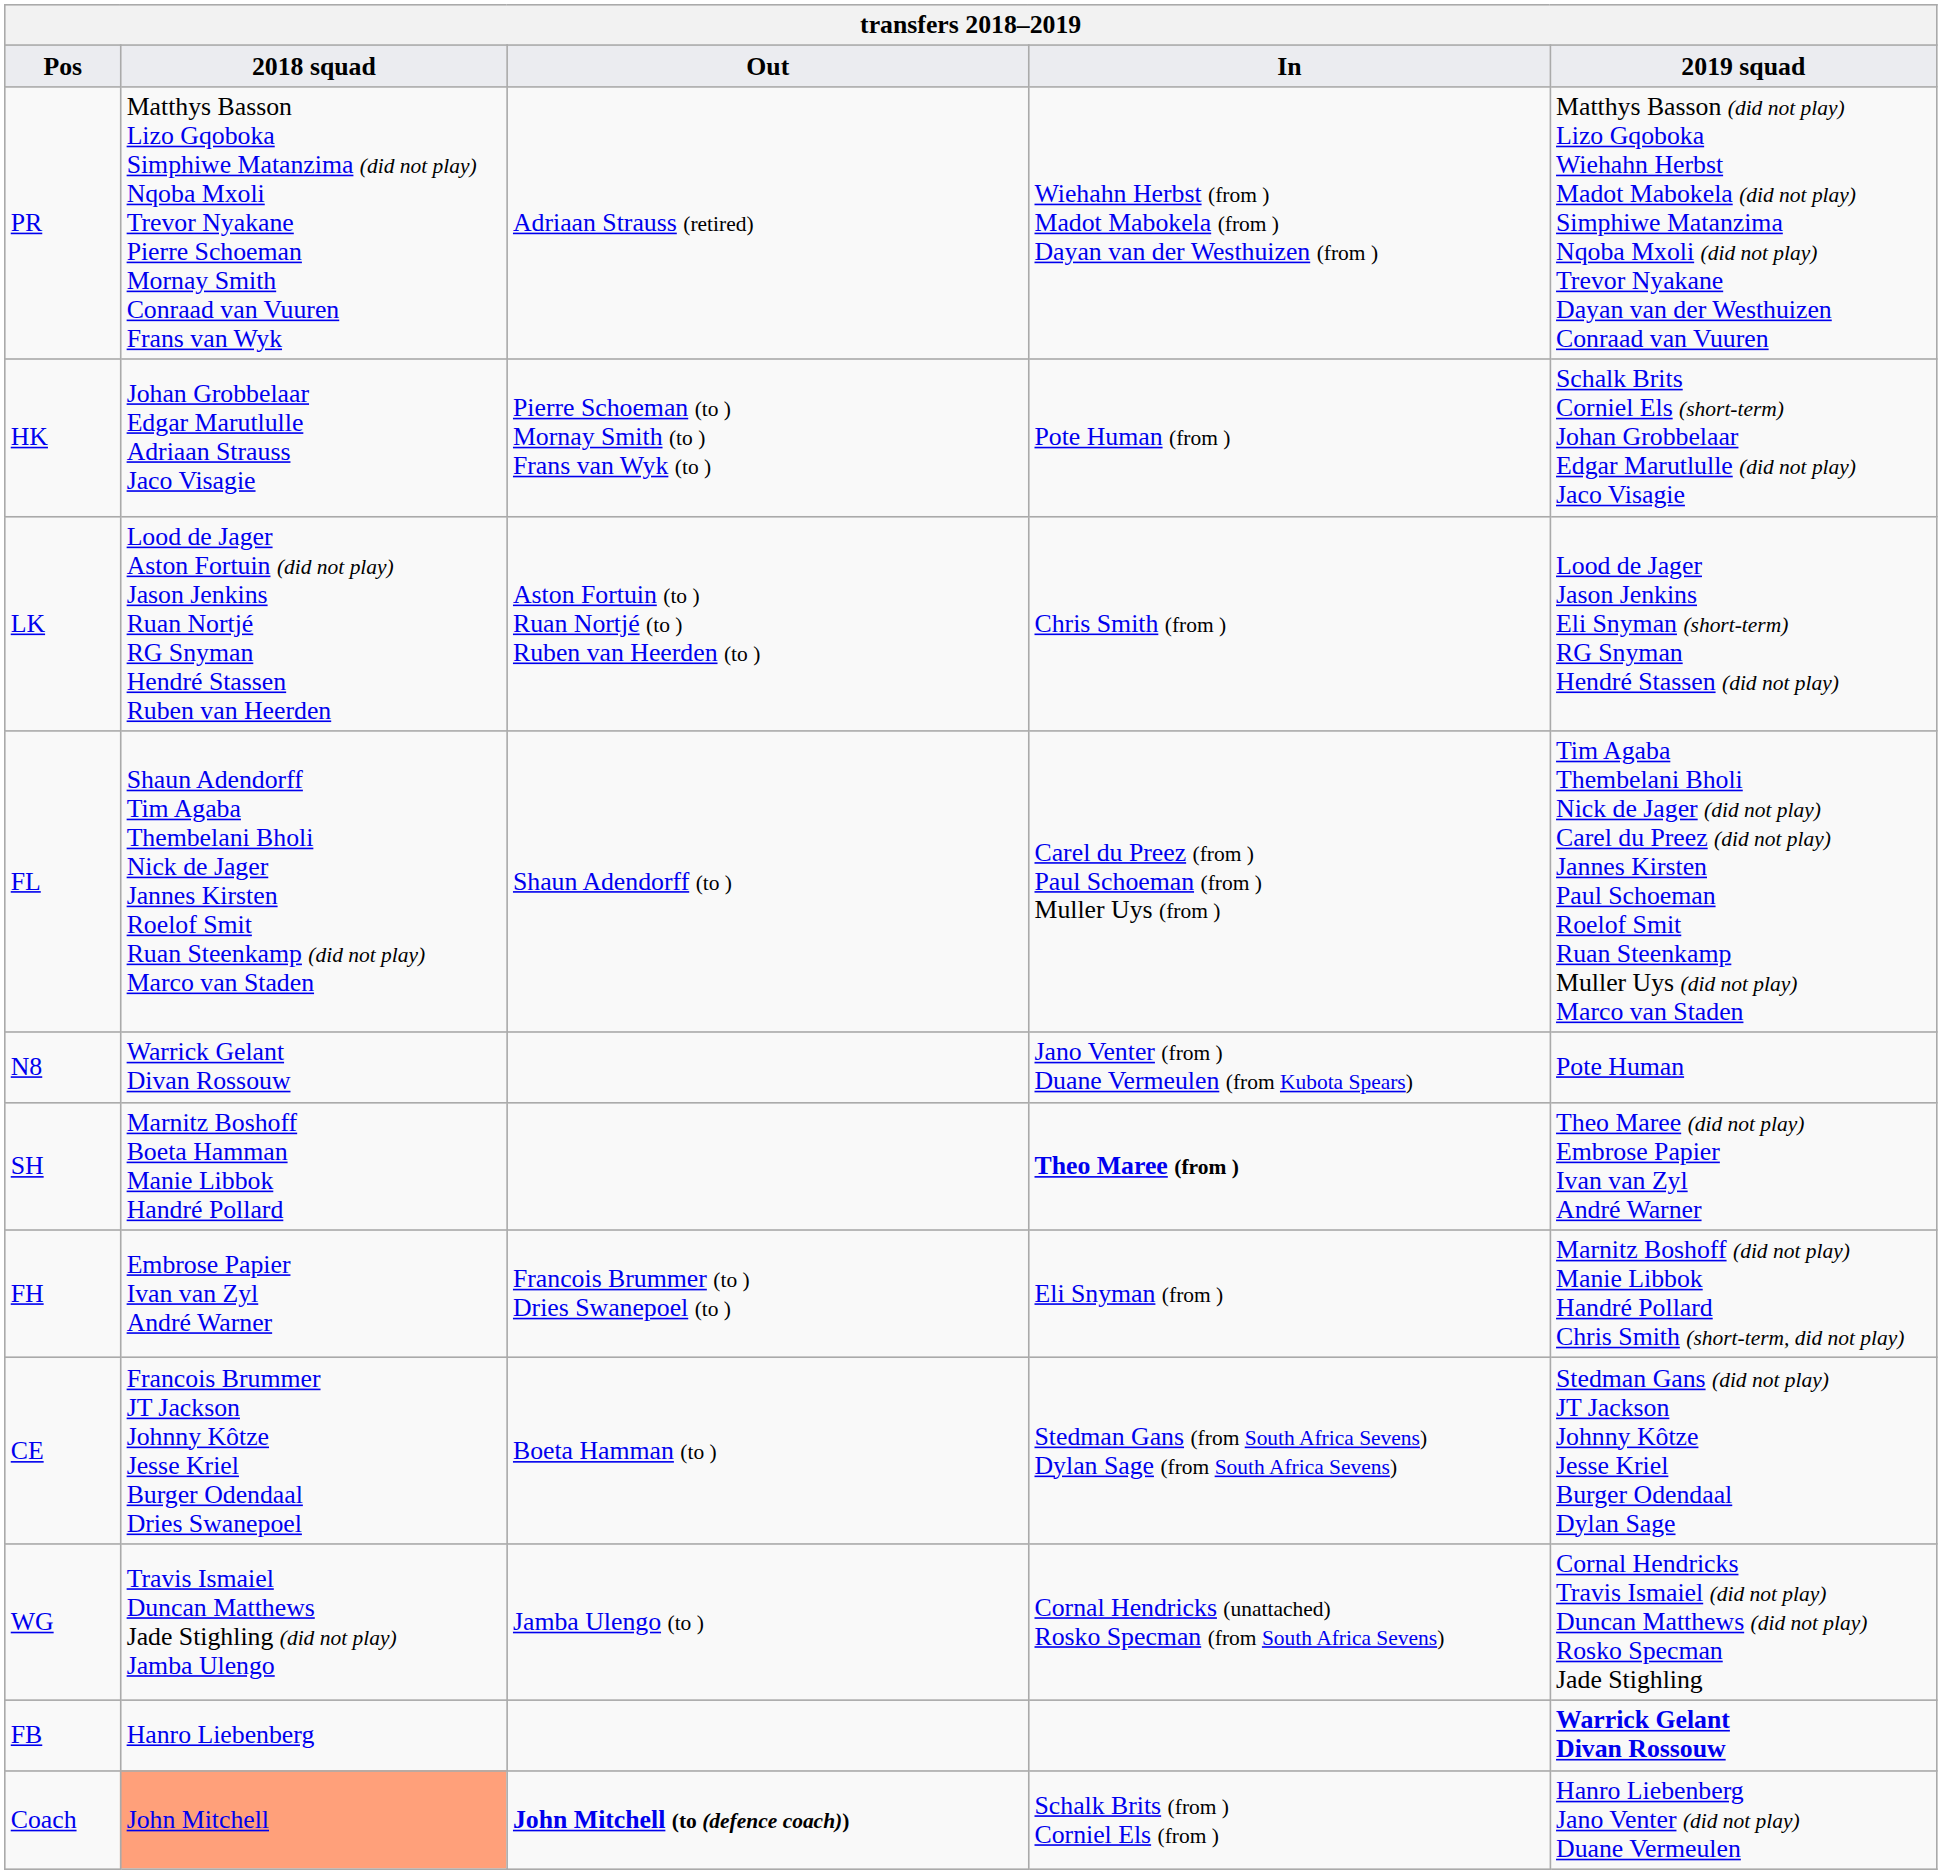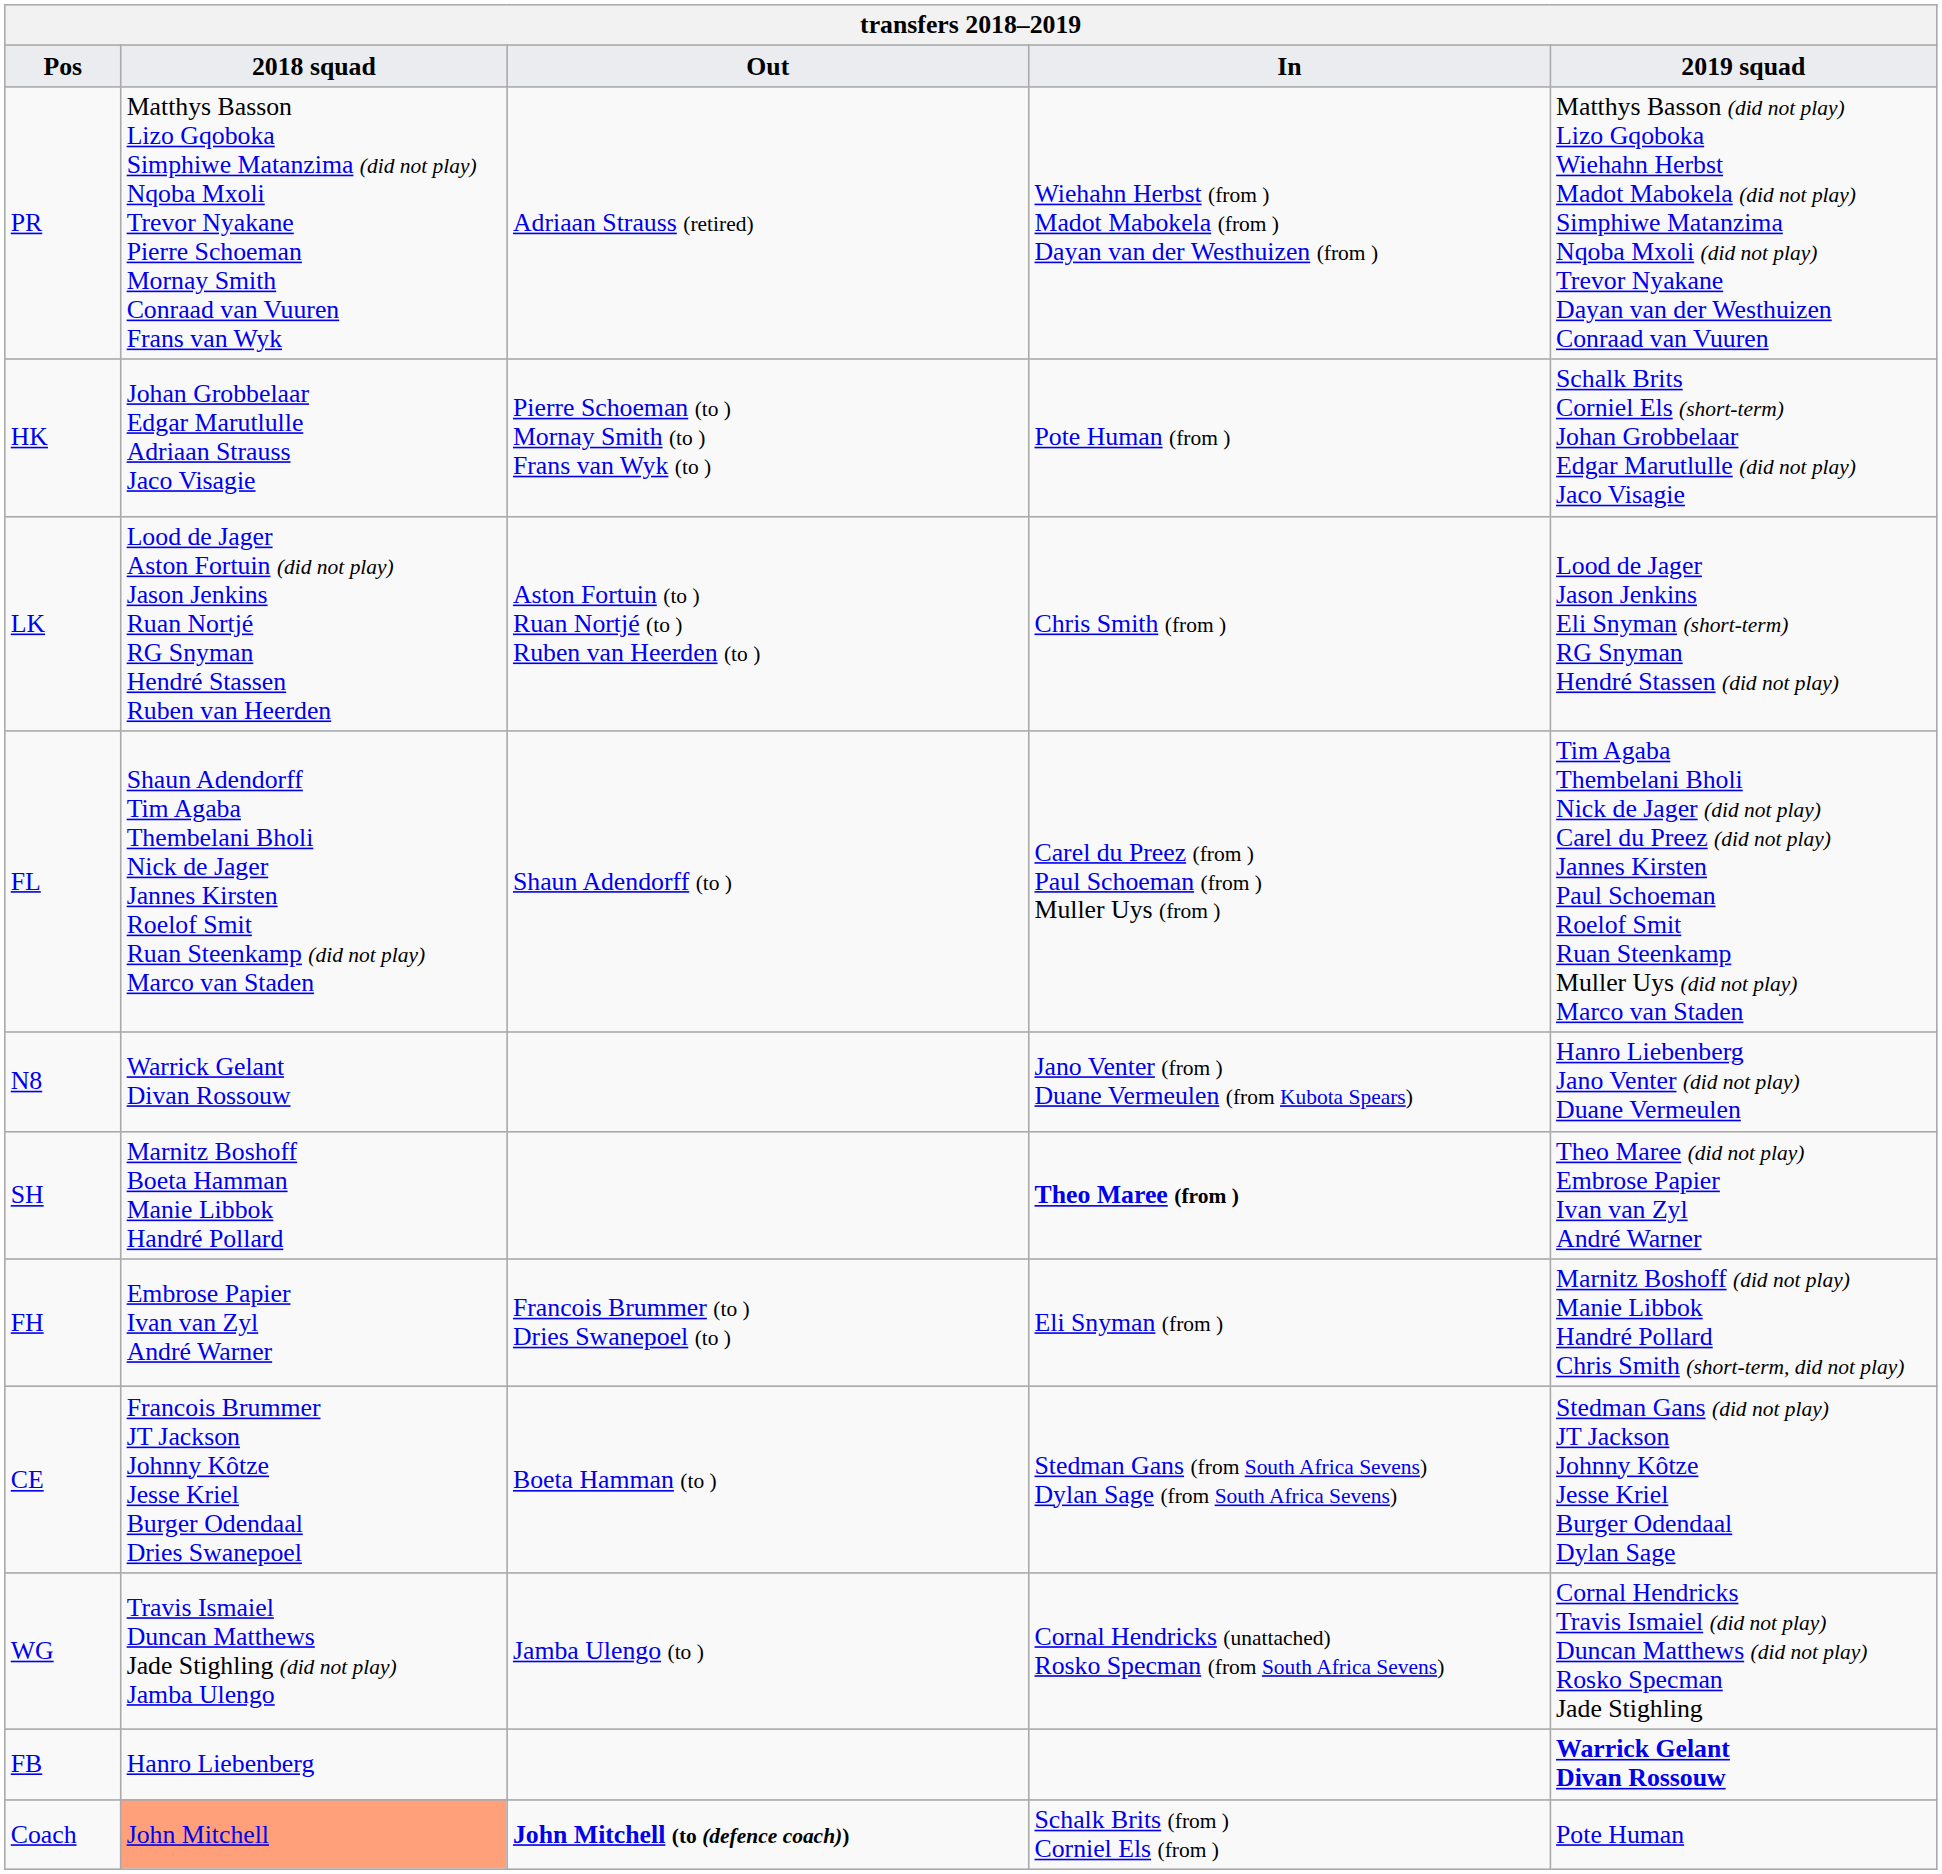(1620, 1066) Pote Human -> (1678, 1081) Hanro Liebenberg Jano Venter (did not play) Duane Vermeulen
(1678, 1819) Hanro Liebenberg Jano Venter (did not play) Duane Vermeulen -> (1620, 1833) Pote Human
